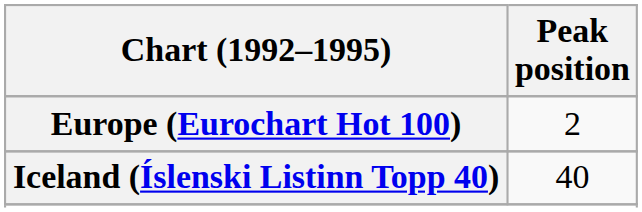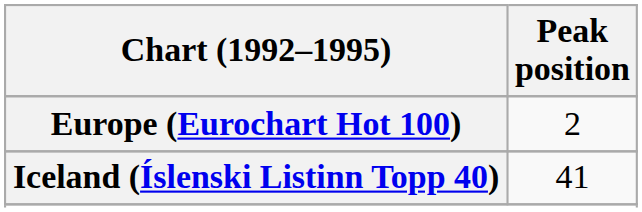(572, 177) 40 -> (572, 177) 41
